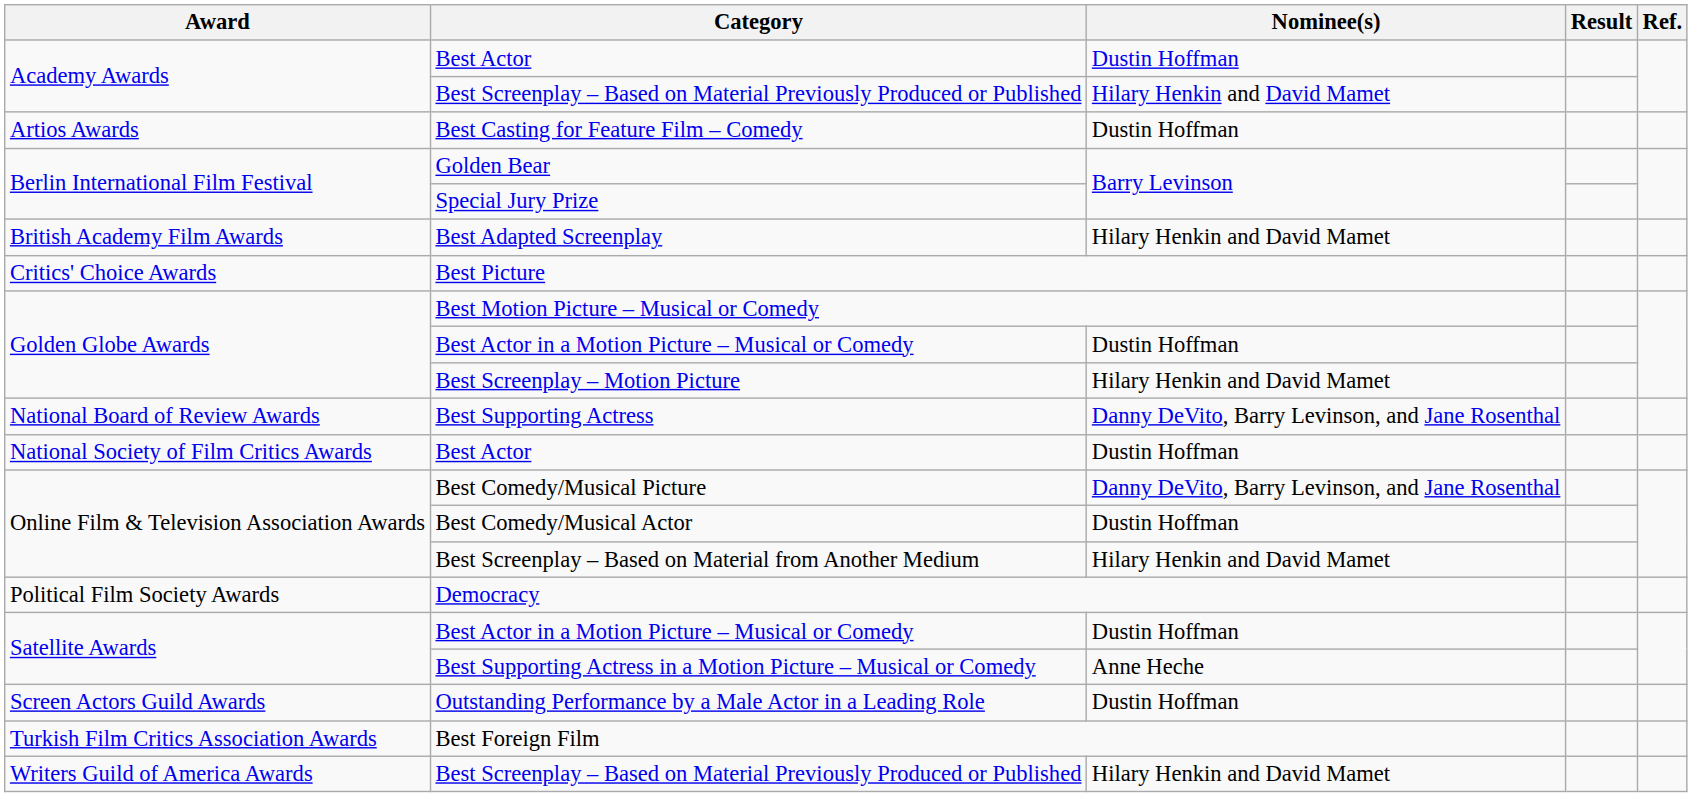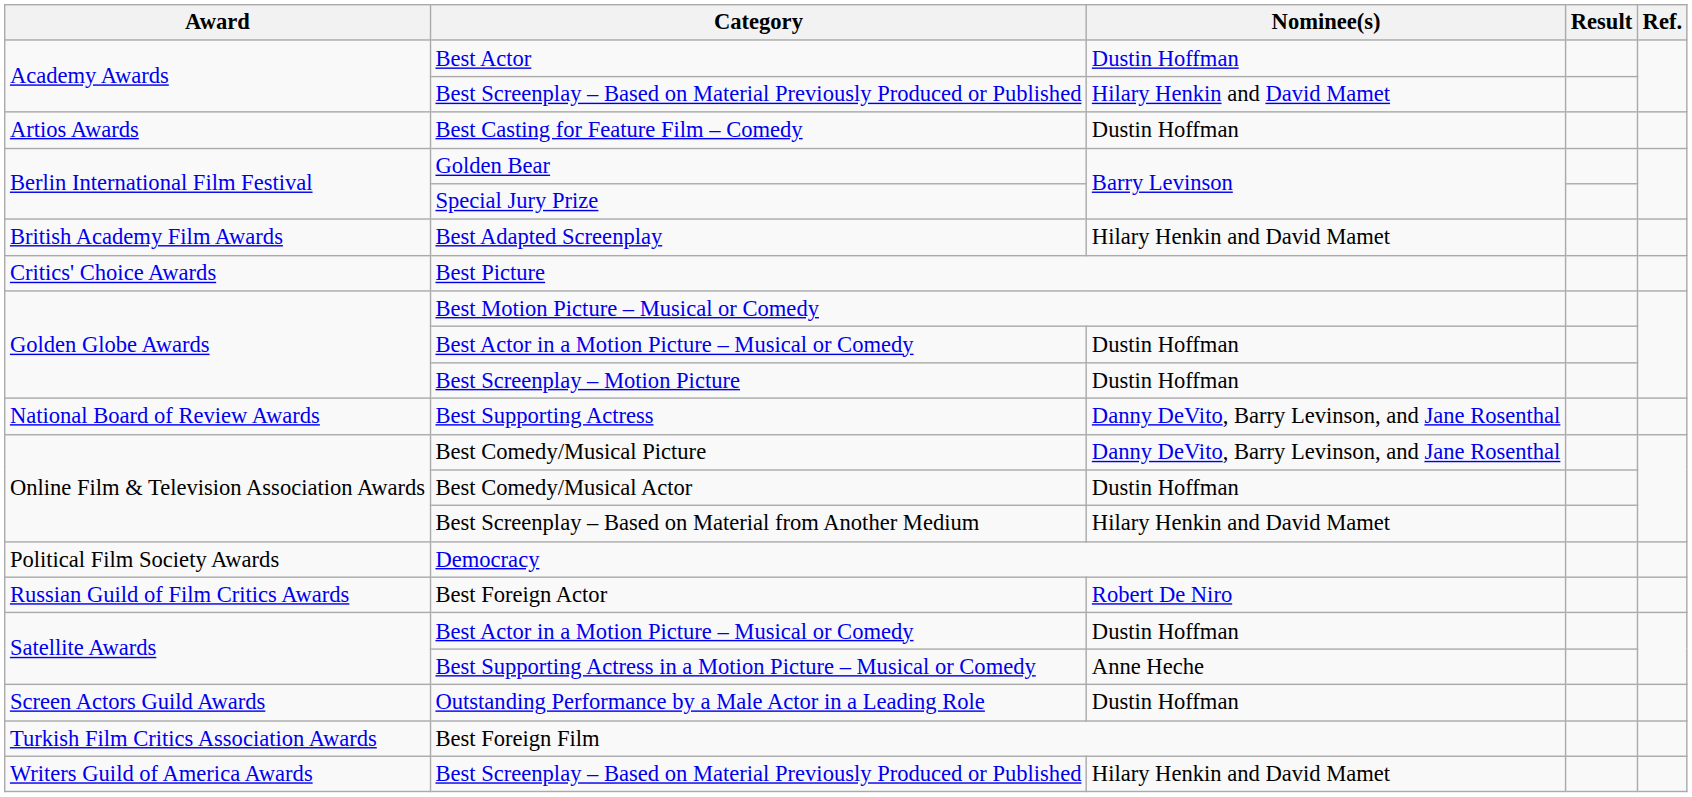(1241, 380) Hilary Henkin and David Mamet -> (1165, 380) Dustin Hoffman
- row: (191, 451)
+ row: (180, 594)
